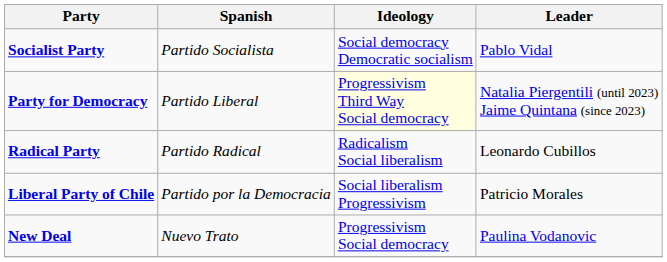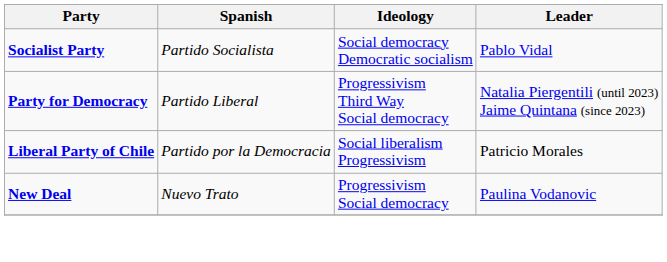(393, 100) lightyellow background -> (393, 100) no background
- row: (54, 151)
